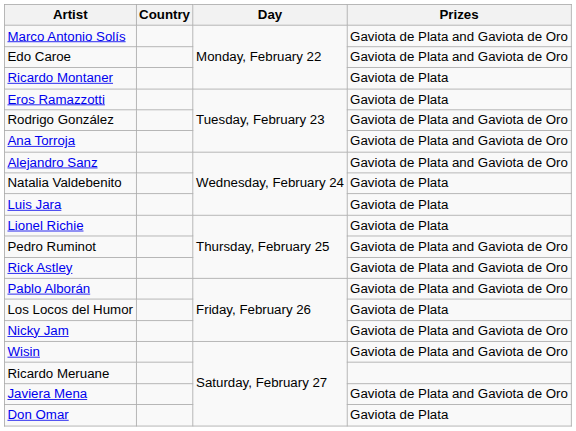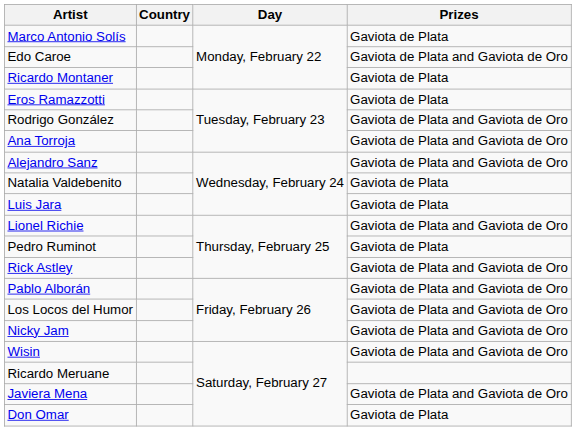(459, 36) Gaviota de Plata and Gaviota de Oro -> (399, 36) Gaviota de Plata
(399, 225) Gaviota de Plata -> (459, 225) Gaviota de Plata and Gaviota de Oro
(459, 246) Gaviota de Plata and Gaviota de Oro -> (399, 246) Gaviota de Plata
(399, 309) Gaviota de Plata -> (459, 309) Gaviota de Plata and Gaviota de Oro
